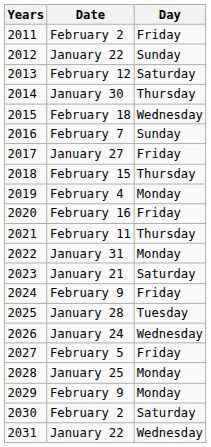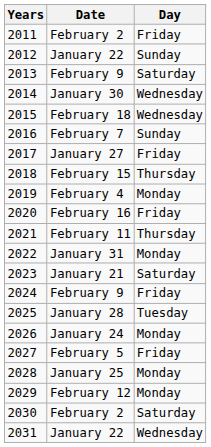(90, 74) February 12 -> (87, 74) February 9
(166, 94) Thursday -> (170, 94) Wednesday
(170, 333) Wednesday -> (159, 333) Monday
(87, 393) February 9 -> (90, 393) February 12
